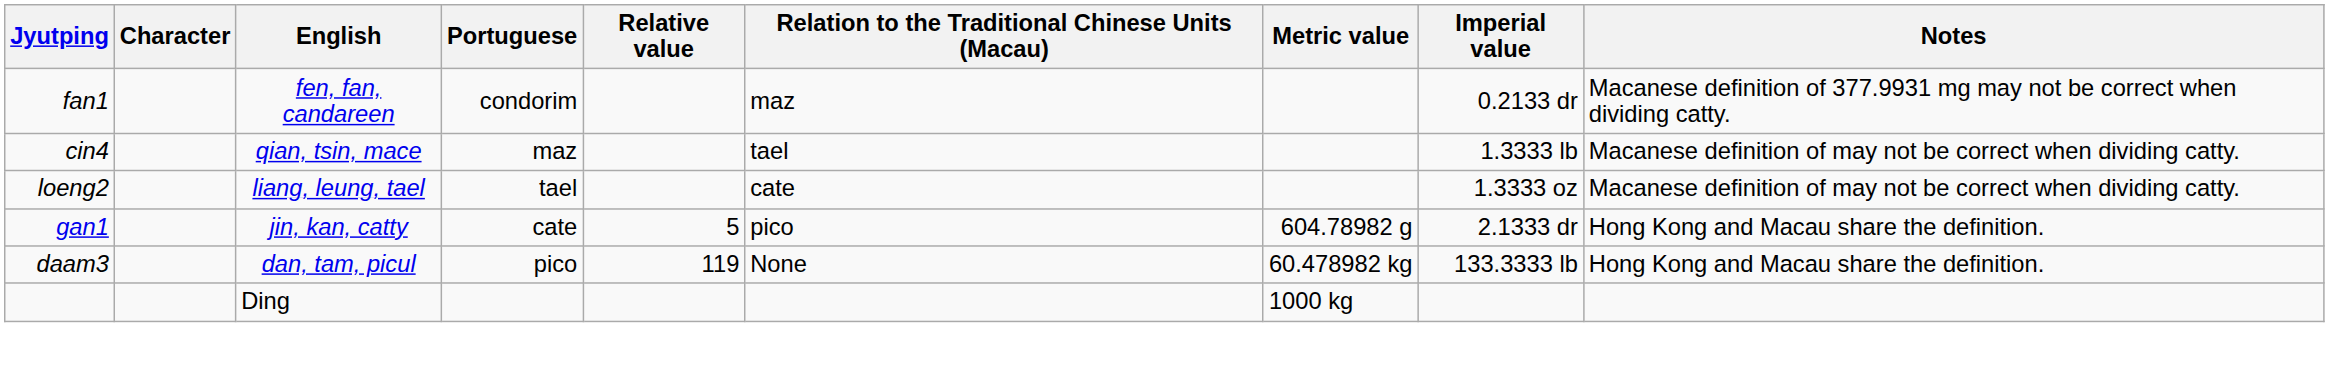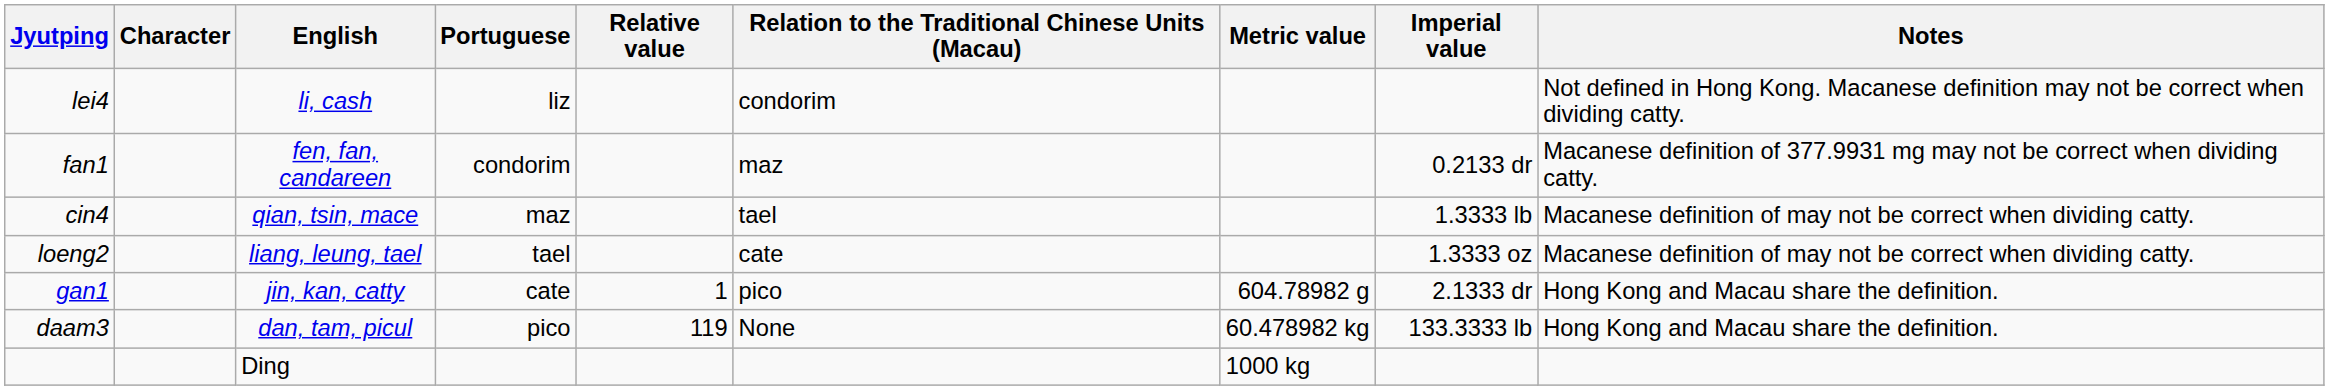+ row: (90, 100)
(733, 226) 5 -> (721, 290) 1
